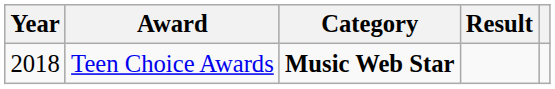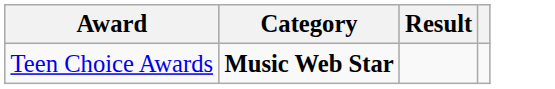- column: (35, 24)
